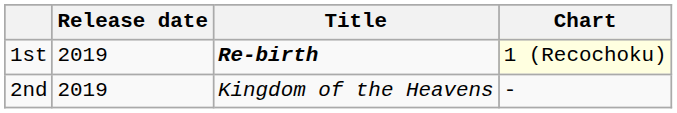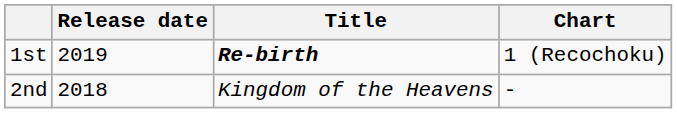(585, 56) lightyellow background -> (585, 56) no background
(83, 91) 2019 -> (83, 91) 2018
